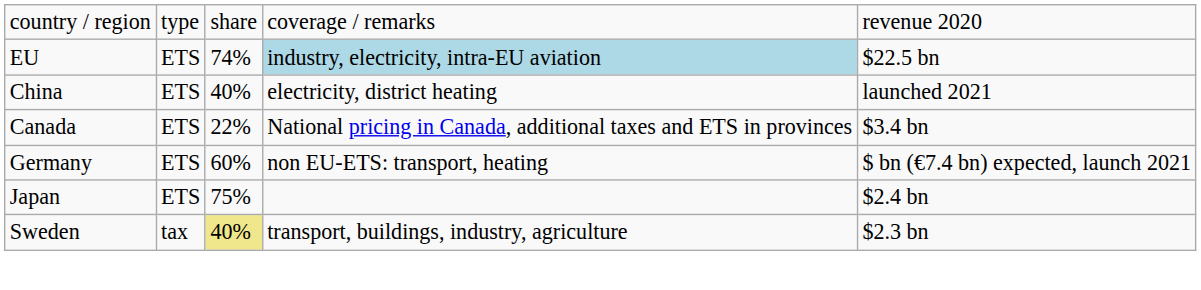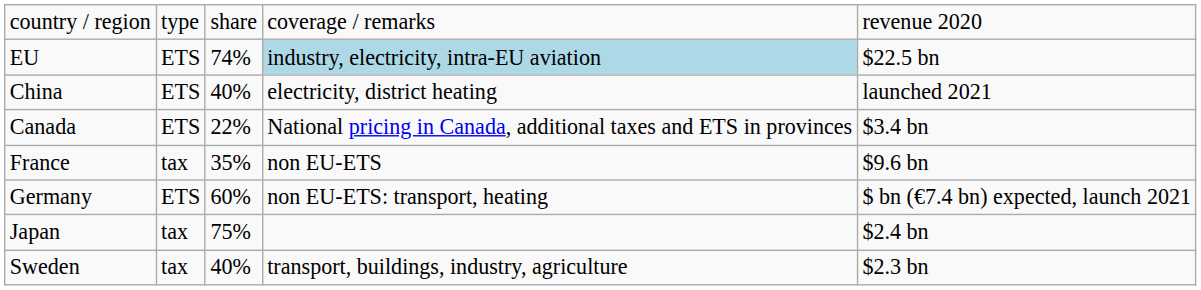+ row: (40, 162)
(181, 197) ETS -> (174, 232) tax
(231, 232) khaki background -> (231, 267) no background
